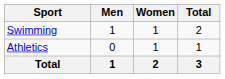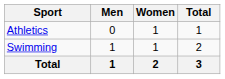rows swapped: (27, 47) <-> (32, 30)
